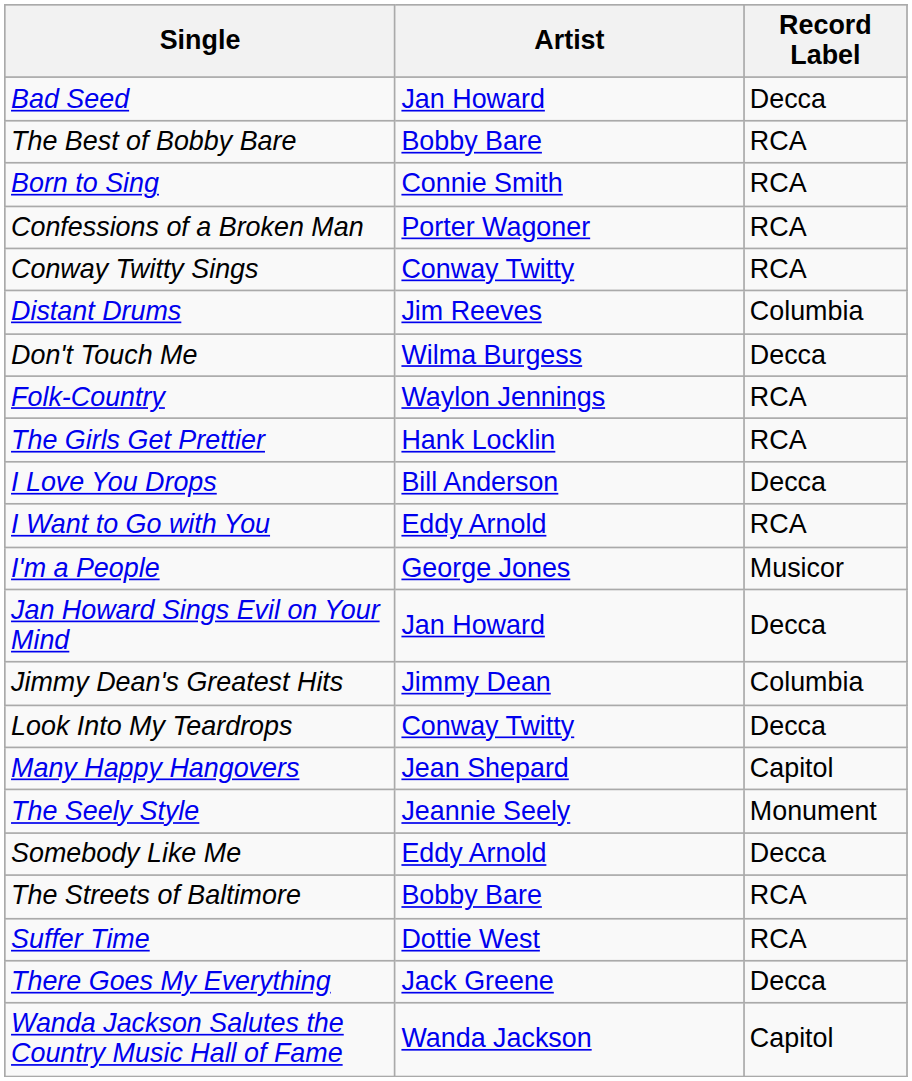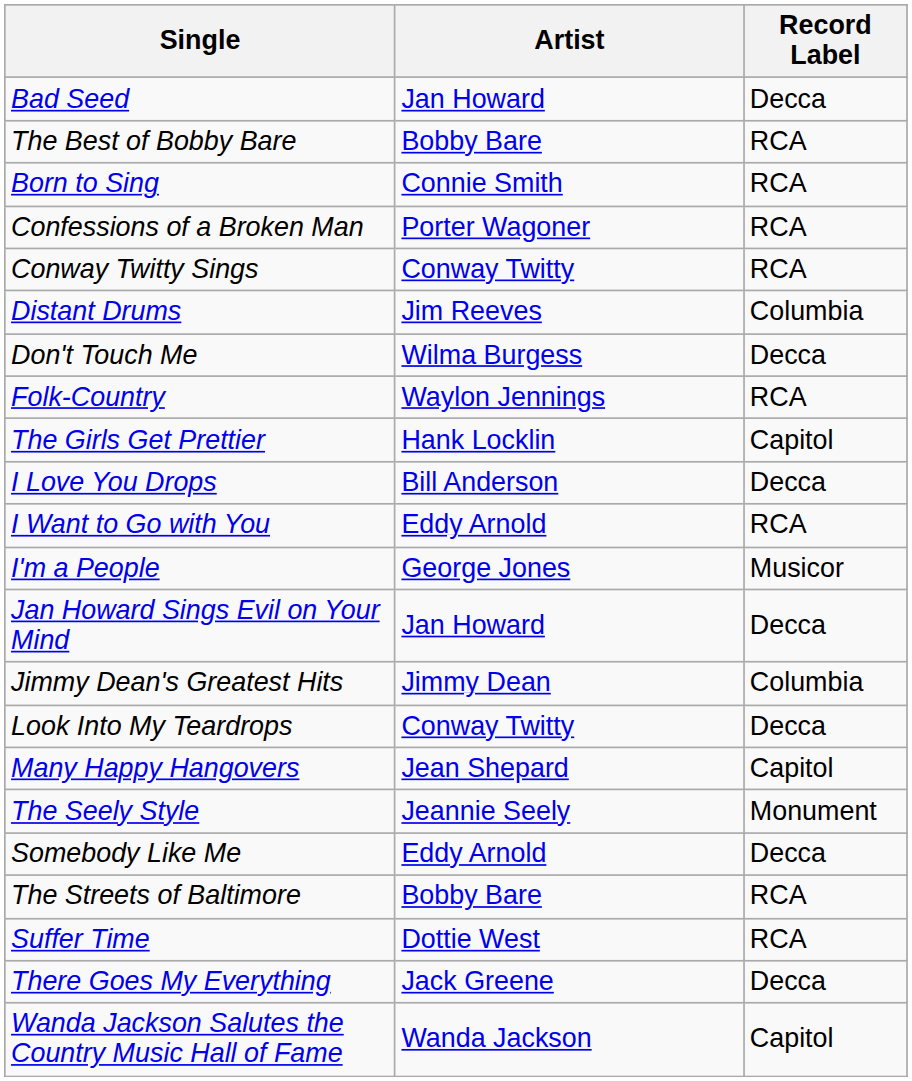(778, 439) RCA -> (792, 439) Capitol
